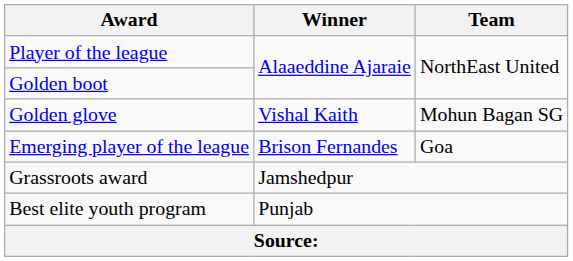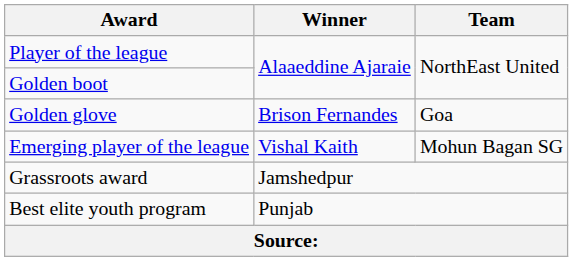(308, 114) Vishal Kaith -> (328, 114) Brison Fernandes
(492, 114) Mohun Bagan SG -> (436, 114) Goa
(328, 146) Brison Fernandes -> (308, 146) Vishal Kaith
(436, 146) Goa -> (492, 146) Mohun Bagan SG
